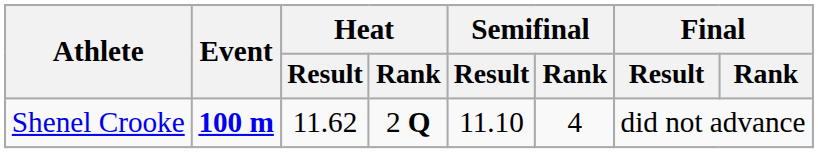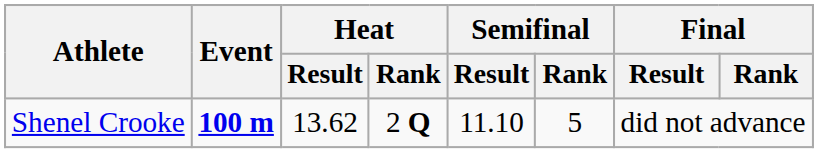(325, 122) 11.62 -> (325, 122) 13.62
(575, 122) 4 -> (575, 122) 5
